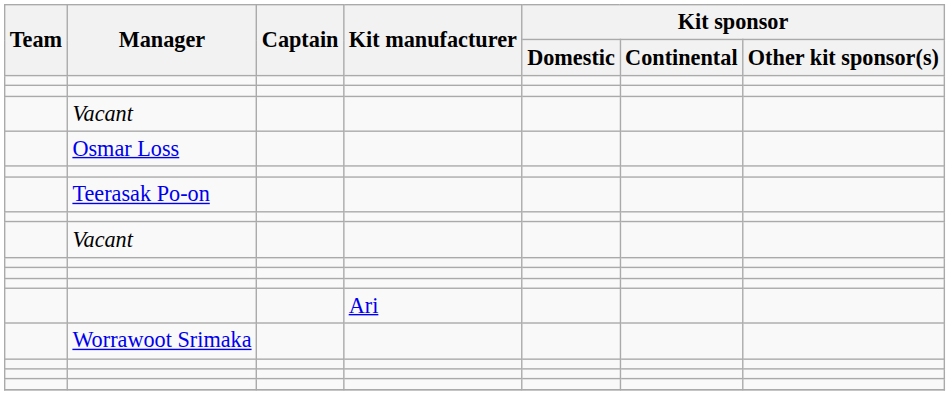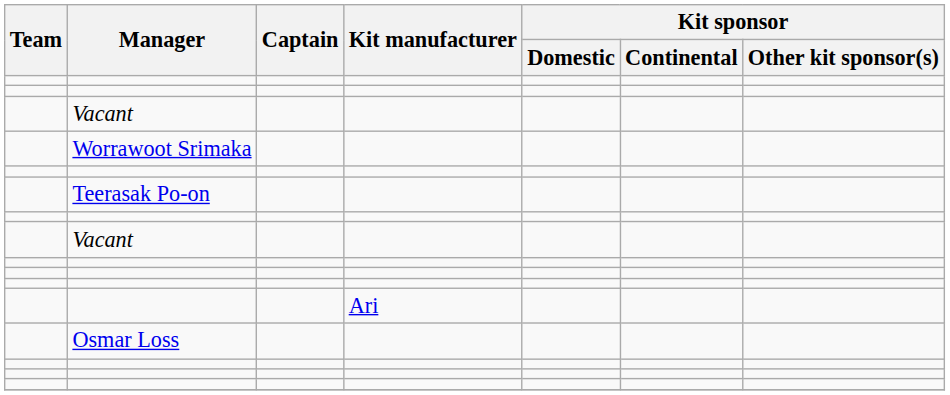rows swapped: (126, 148) <-> (162, 340)
